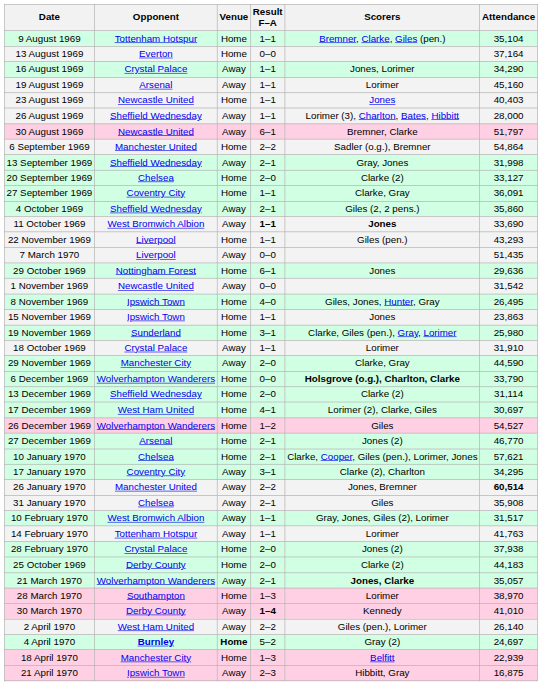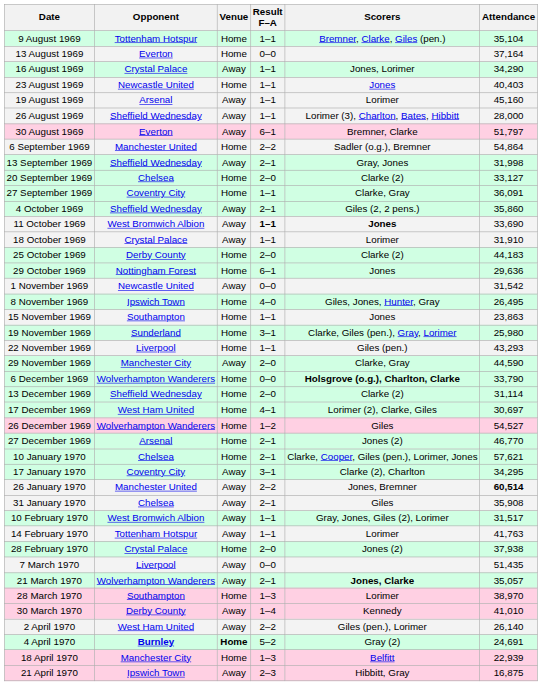rows swapped: (49, 85) <-> (49, 100)
(156, 131) Newcastle United -> (156, 131) Everton
rows swapped: (49, 348) <-> (49, 239)
rows swapped: (49, 564) <-> (49, 255)
(156, 317) Ipswich Town -> (156, 317) Southampton
(268, 611) bold -> (268, 611) normal
(509, 642) 24,697 -> (509, 642) 24,691
